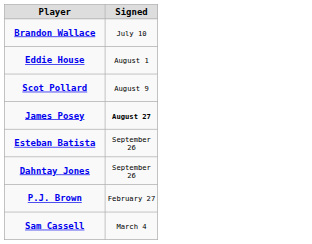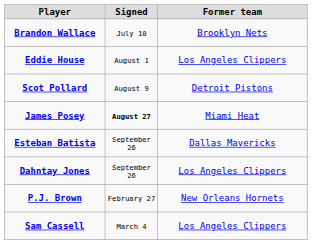+ column: (232, 12)
